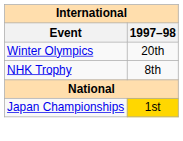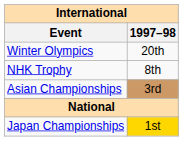+ row: (64, 88)
